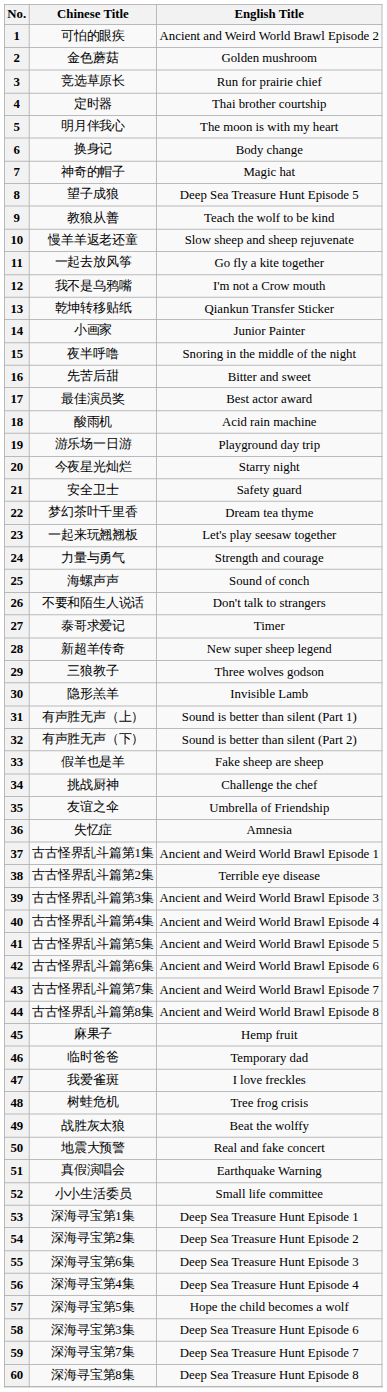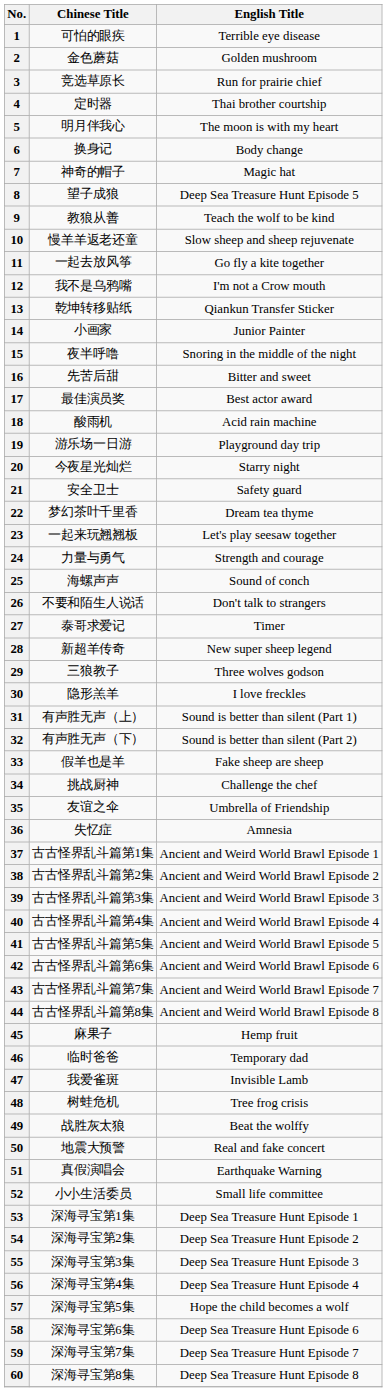(269, 36) Ancient and Weird World Brawl Episode 2 -> (269, 36) Terrible eye disease
(269, 694) Invisible Lamb -> (269, 694) I love freckles
(269, 876) Terrible eye disease -> (269, 876) Ancient and Weird World Brawl Episode 2
(269, 1080) I love freckles -> (269, 1080) Invisible Lamb
(93, 1261) 深海寻宝第6集 -> (93, 1261) 深海寻宝第3集
(93, 1329) 深海寻宝第3集 -> (93, 1329) 深海寻宝第6集
